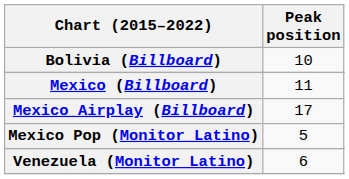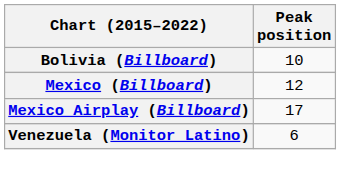(303, 85) 11 -> (294, 85) 12
- row: (134, 136)
